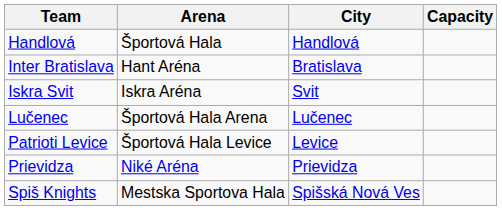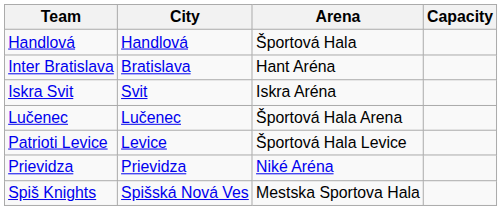columns swapped: (356, 17) <-> (203, 17)
